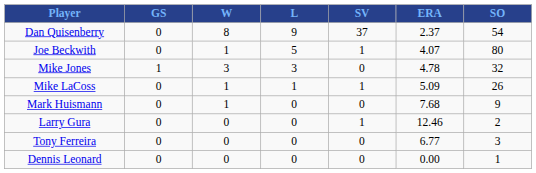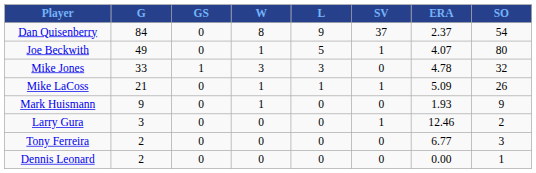+ column: (141, 13)
(430, 104) 7.68 -> (441, 104) 1.93
